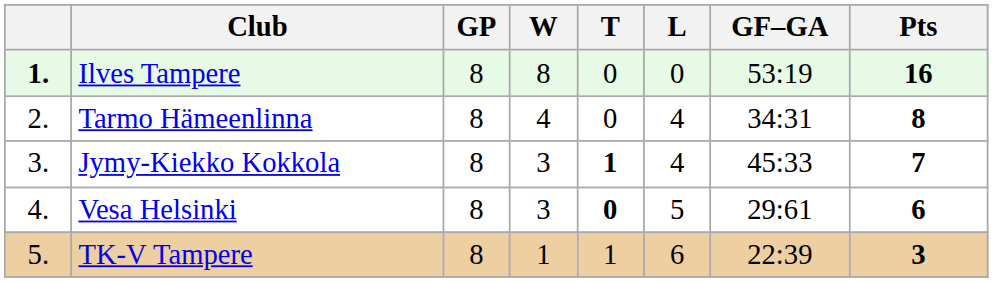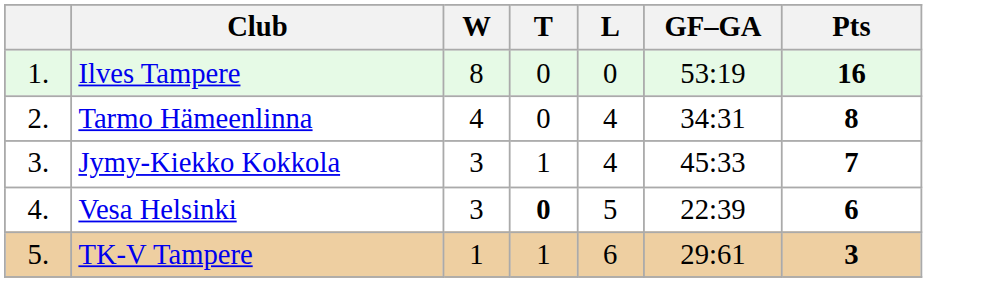- column: (476, 27)
(38, 72) bold -> (38, 72) normal
(610, 163) bold -> (543, 163) normal
(780, 208) 29:61 -> (713, 208) 22:39
(780, 254) 22:39 -> (713, 254) 29:61
